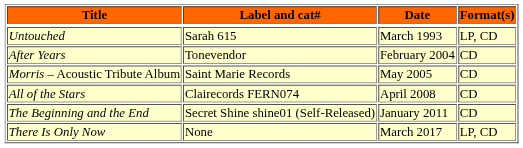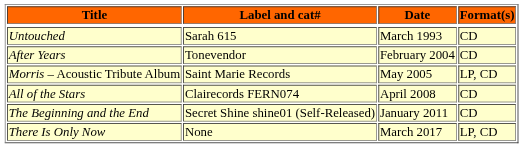(479, 36) LP, CD -> (469, 36) CD
(469, 74) CD -> (479, 74) LP, CD
